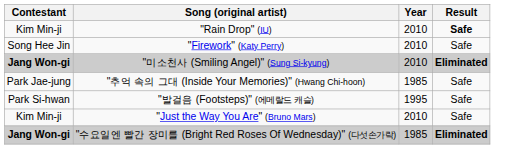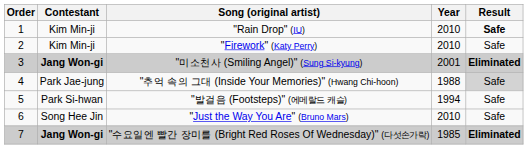+ column: (21, 12)
(39, 45) Song Hee Jin -> (72, 45) Kim Min-ji
(416, 63) 2010 -> (449, 63) 2001
(416, 81) 1985 -> (449, 81) 1988
(461, 81) no background -> (494, 81) lightgrey background
(416, 100) 1995 -> (449, 100) 1994
(39, 117) Kim Min-ji -> (72, 117) Song Hee Jin
